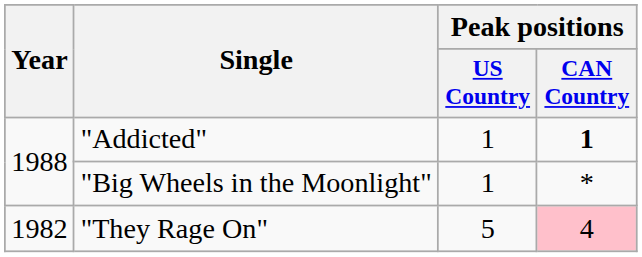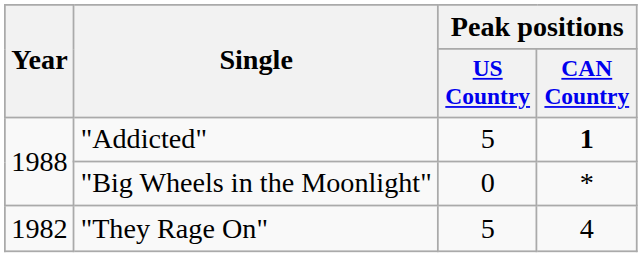(488, 138) 1 -> (488, 138) 5
(488, 183) 1 -> (488, 183) 0
(587, 228) pink background -> (587, 228) no background
